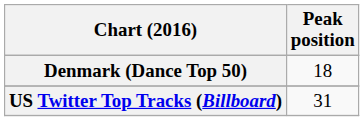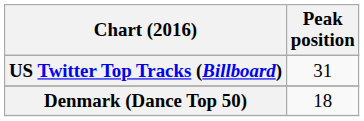rows swapped: (145, 70) <-> (145, 100)
